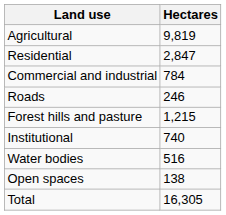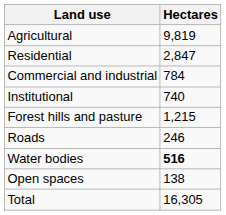rows swapped: (40, 138) <-> (26, 96)
(174, 158) normal -> (174, 158) bold
